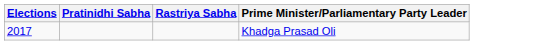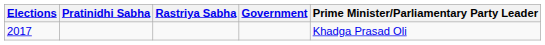+ column: (275, 13)
